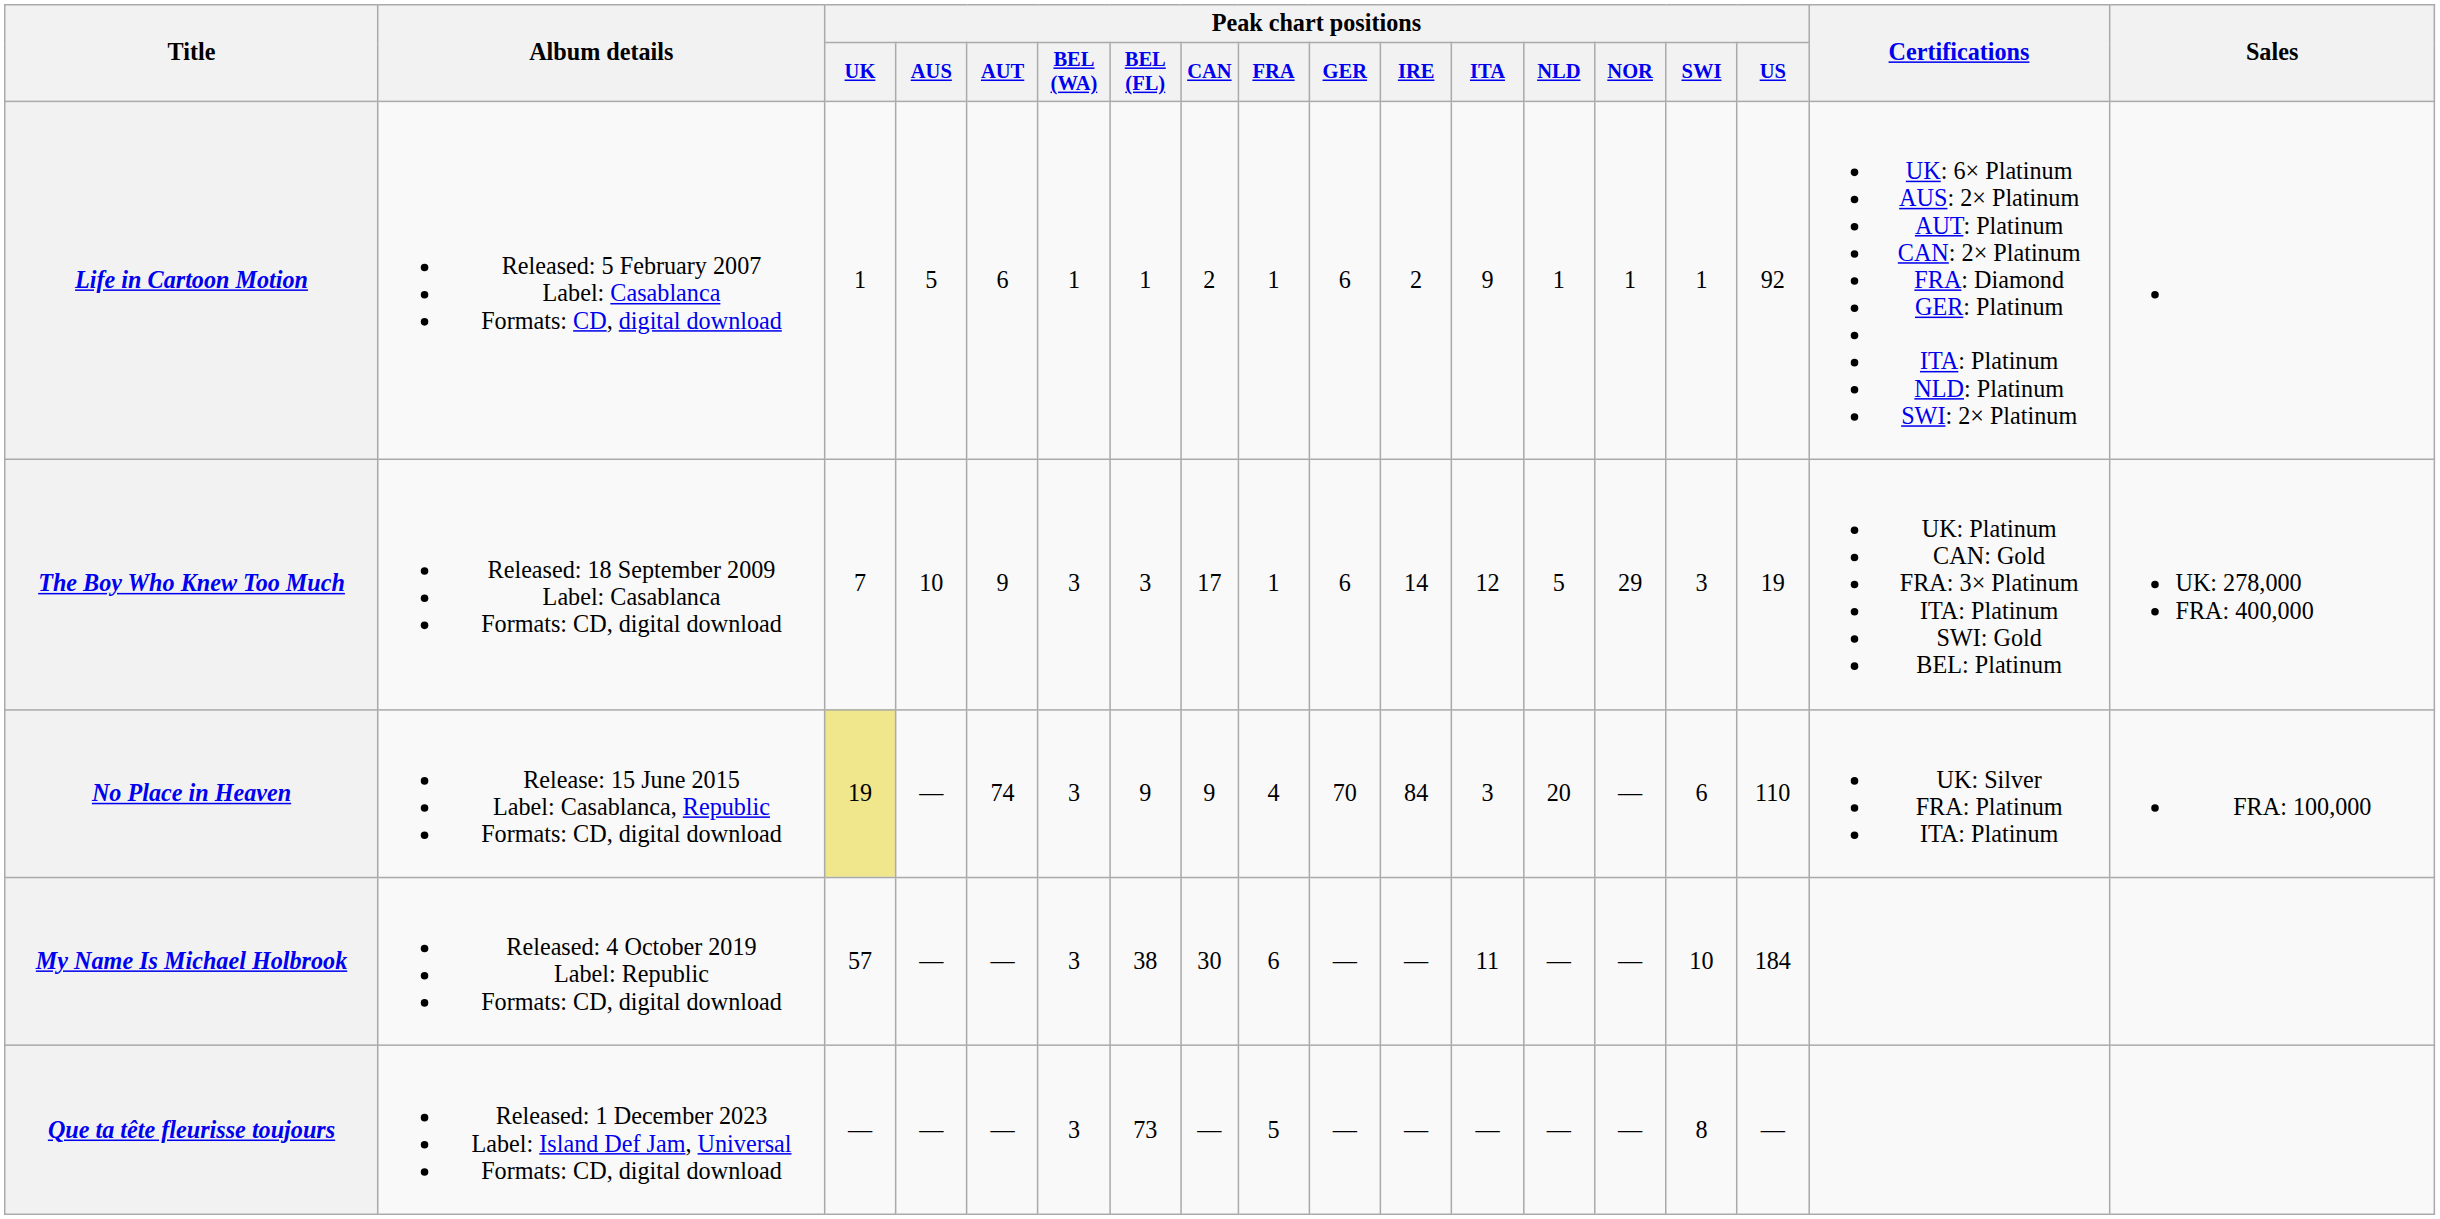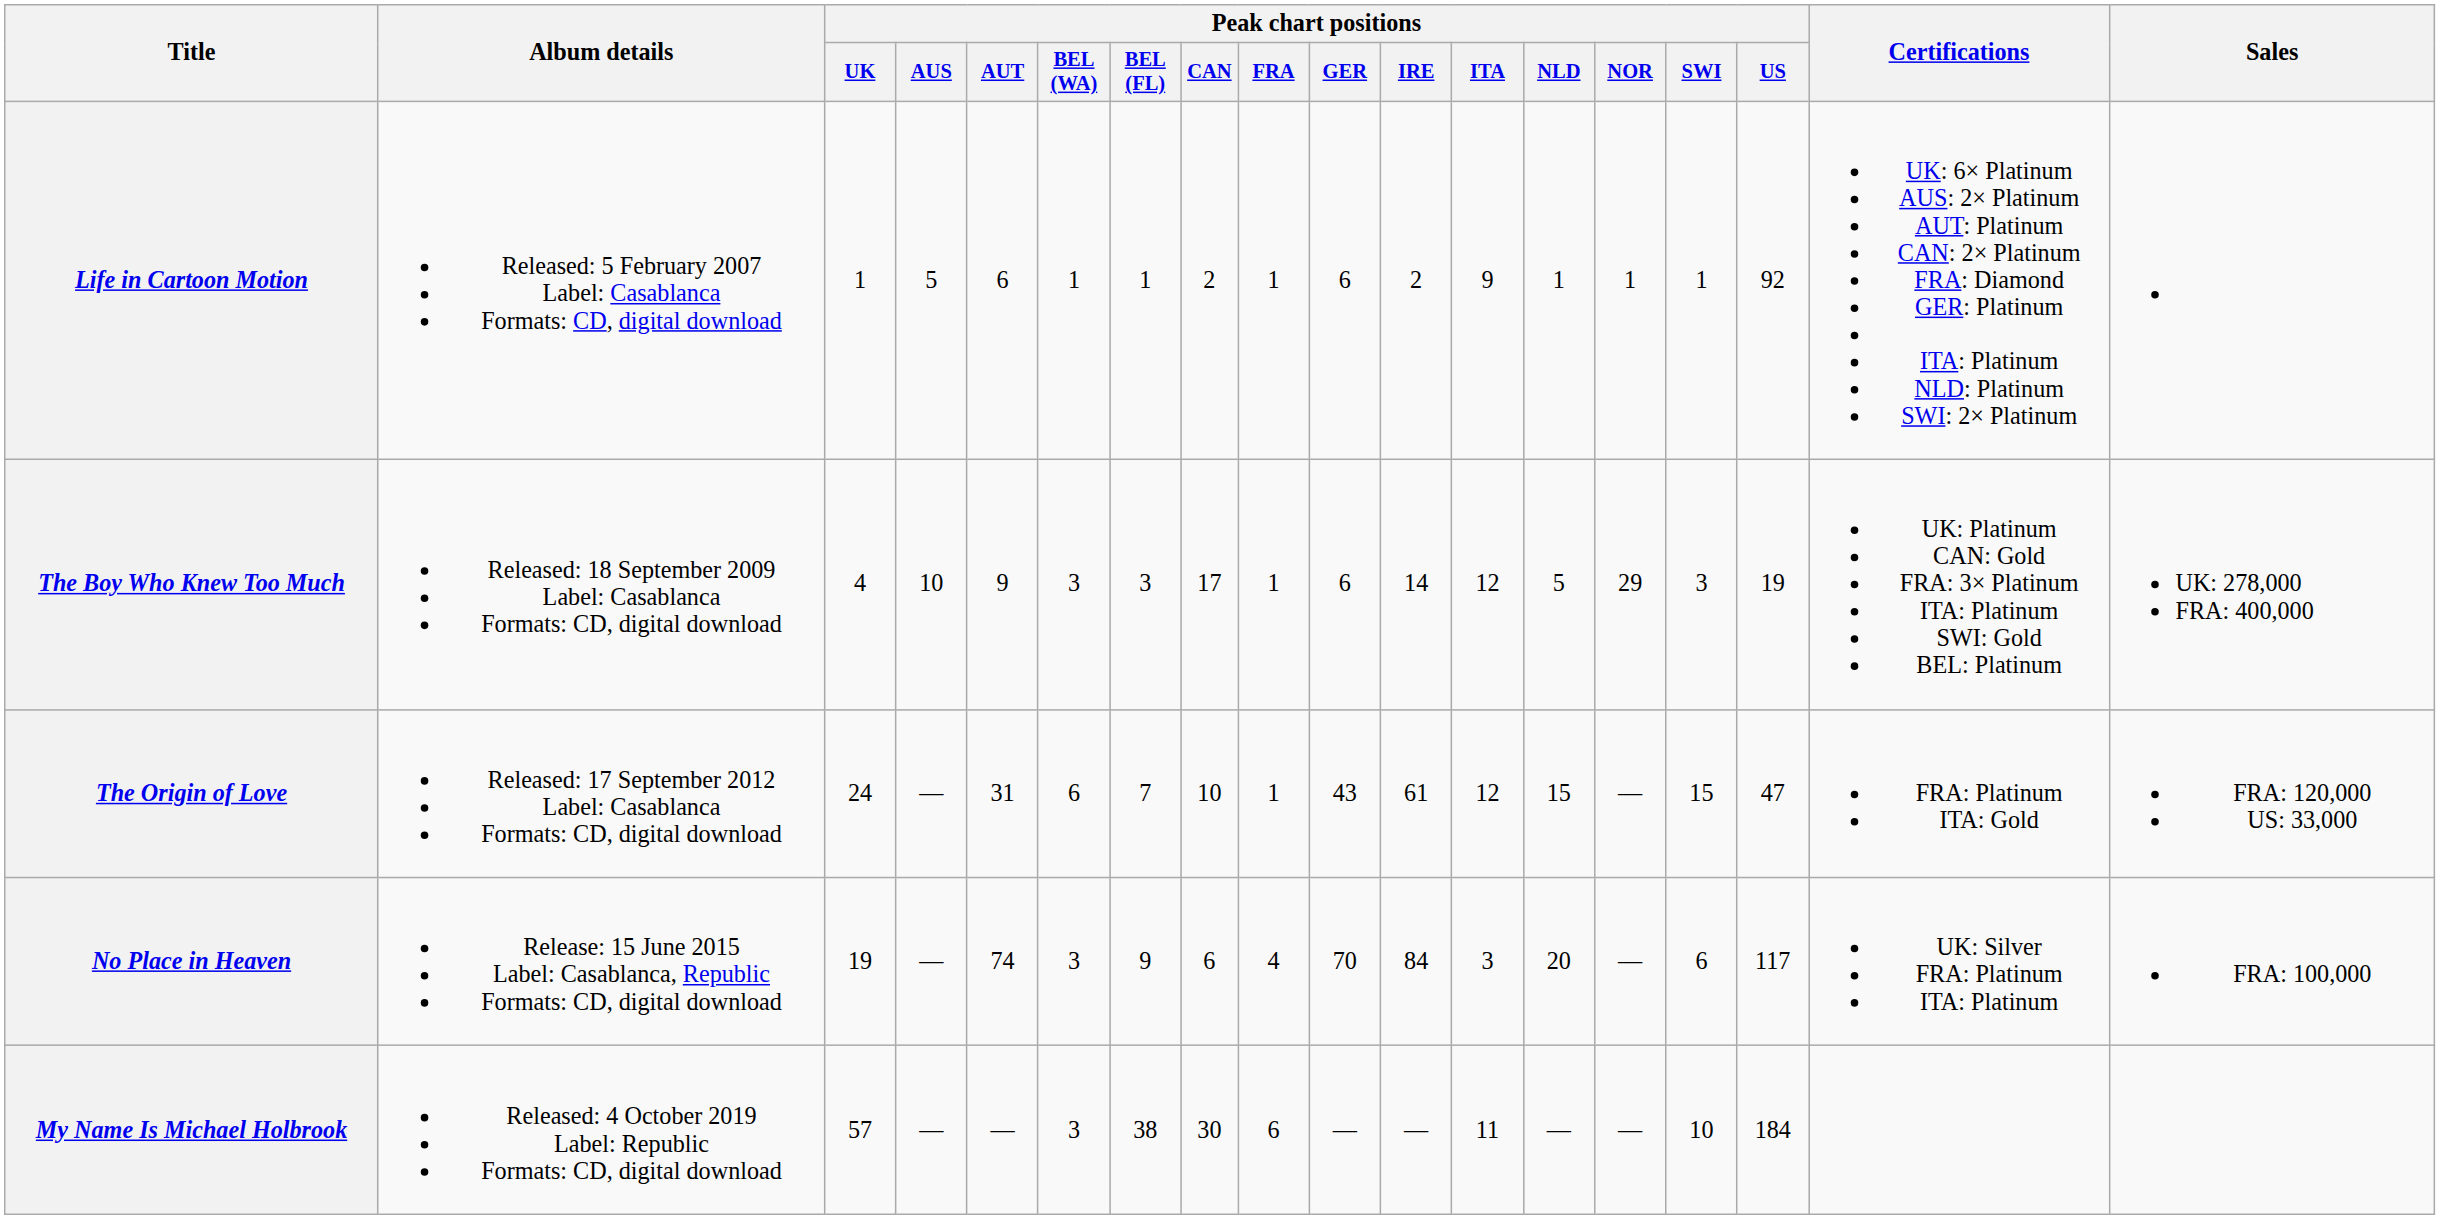(860, 584) 7 -> (860, 584) 4
+ row: (192, 793)
(860, 793) khaki background -> (860, 961) no background
(1209, 793) 9 -> (1209, 961) 6
(1773, 793) 110 -> (1773, 961) 117
- row: (192, 1129)
